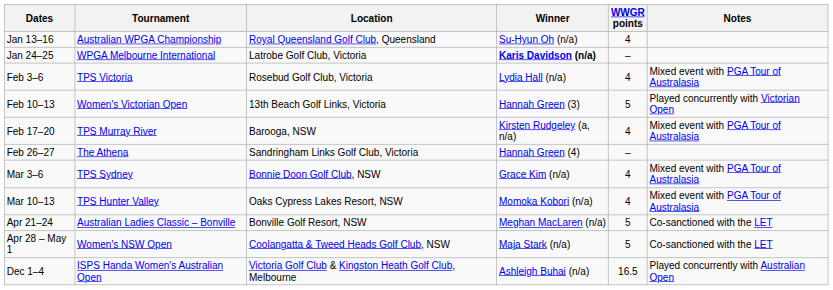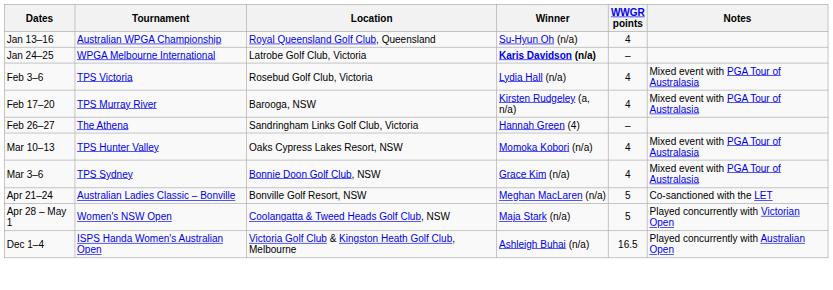- row: (31, 104)
rows swapped: (25, 174) <-> (31, 201)
(711, 244) Co-sanctioned with the LET -> (725, 217) Played concurrently with Victorian Open
